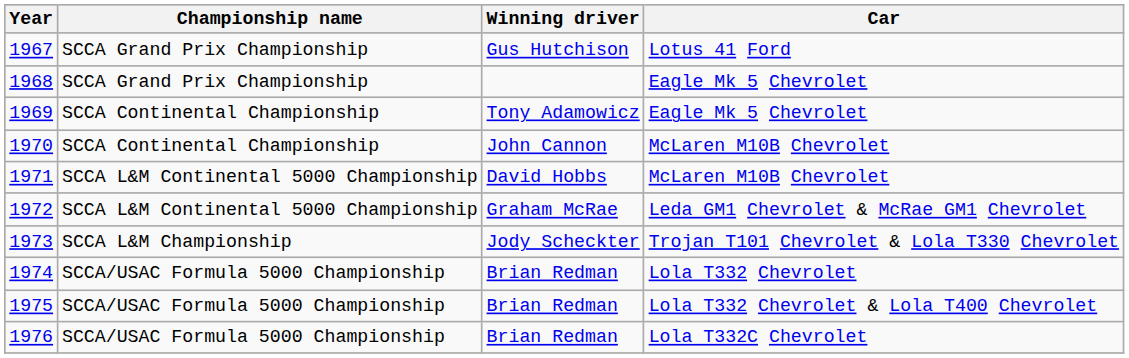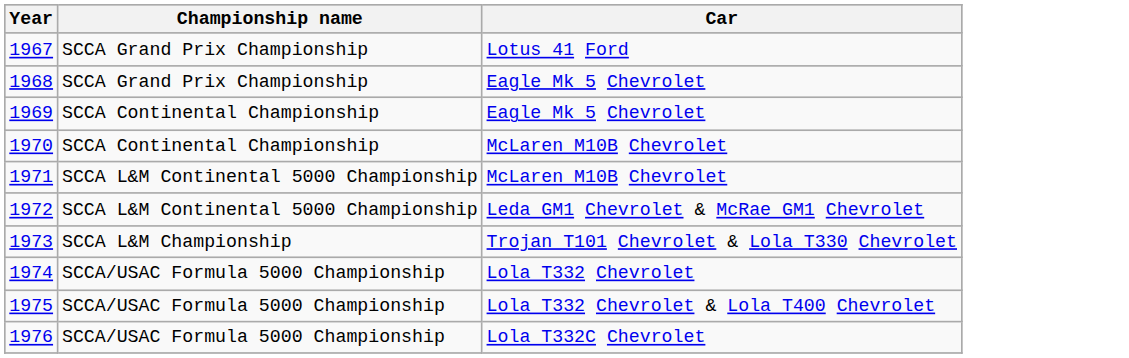- column: (563, 19)
